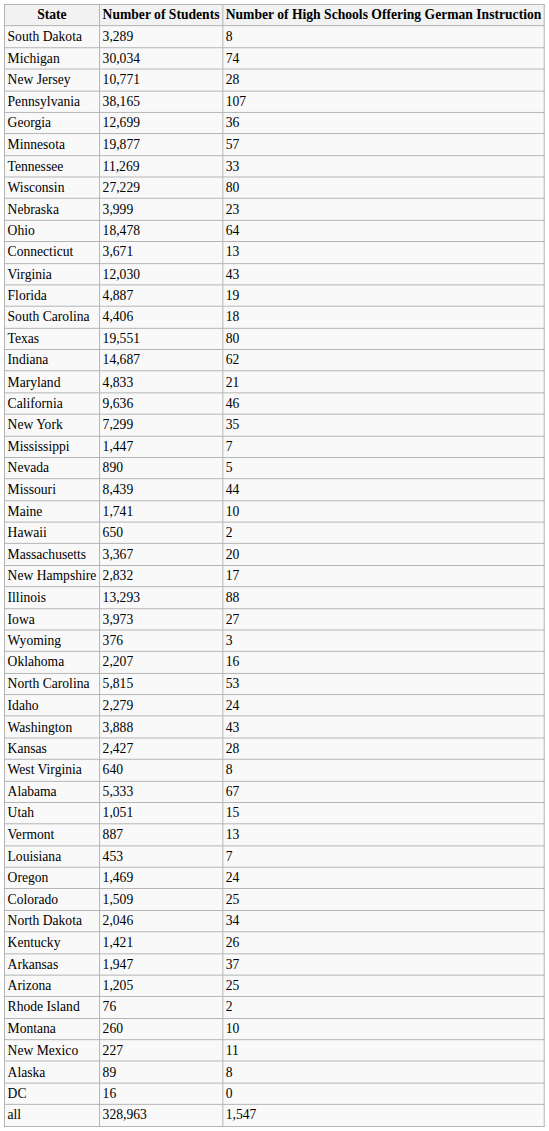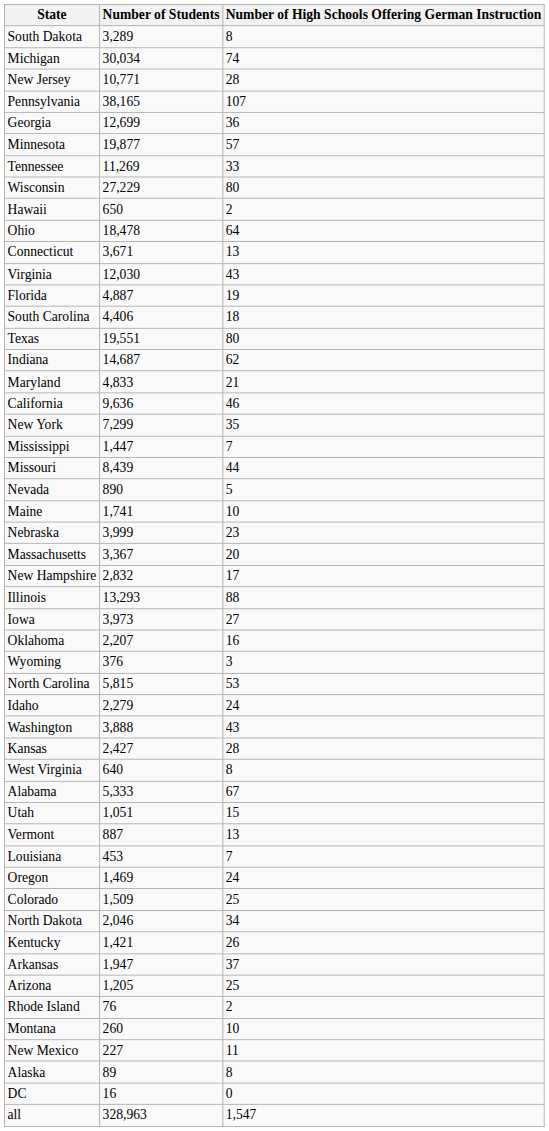rows swapped: (27, 532) <-> (33, 209)
rows swapped: (32, 489) <-> (28, 468)
rows swapped: (36, 662) <-> (34, 640)
